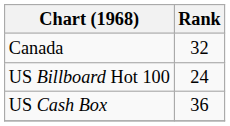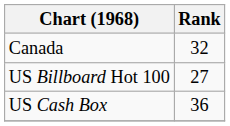(199, 76) 24 -> (199, 76) 27
